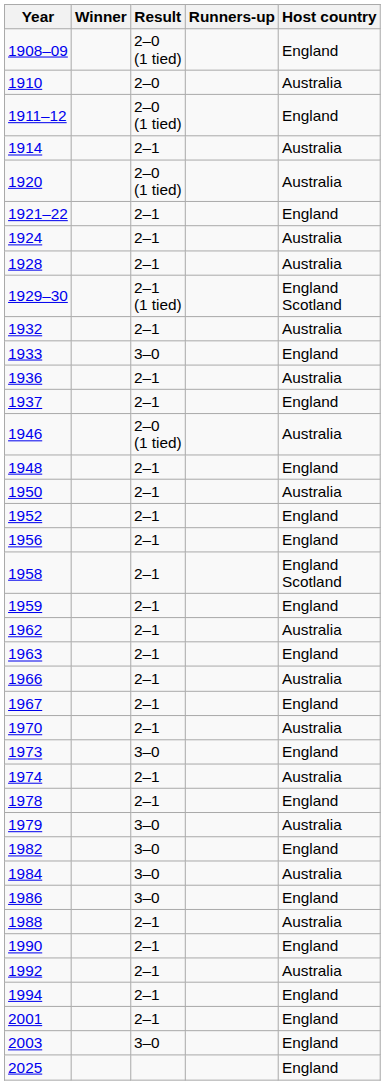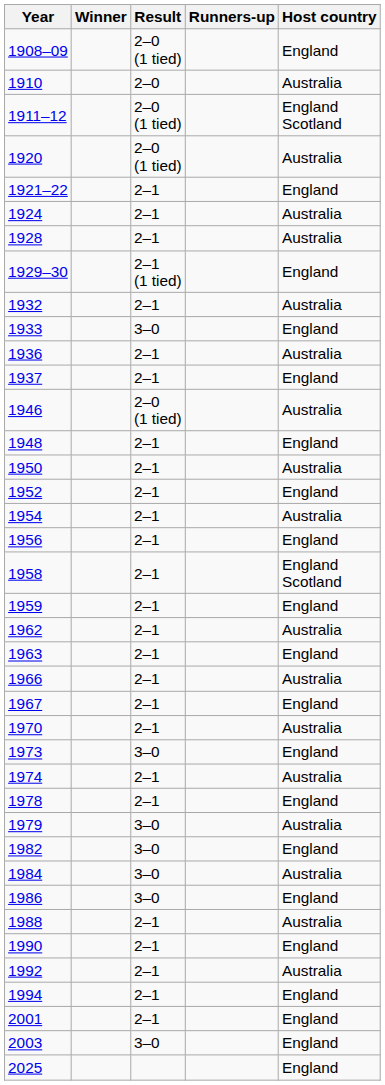(310, 116) England -> (312, 116) England Scotland
- row: (25, 148)
(312, 296) England Scotland -> (310, 271) England
+ row: (25, 516)
